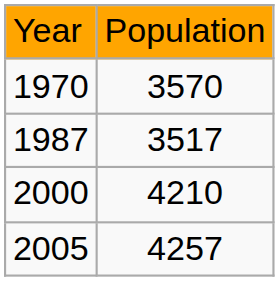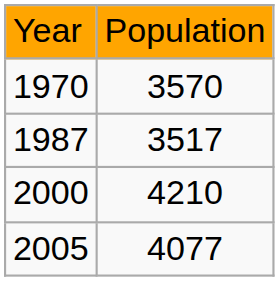(185, 247) 4257 -> (185, 247) 4077
